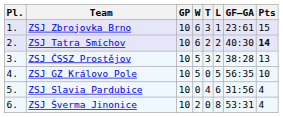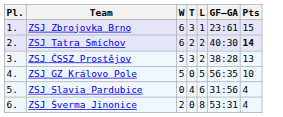- column: (185, 12)
